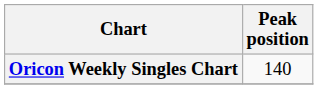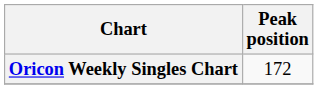(278, 68) 140 -> (278, 68) 172
